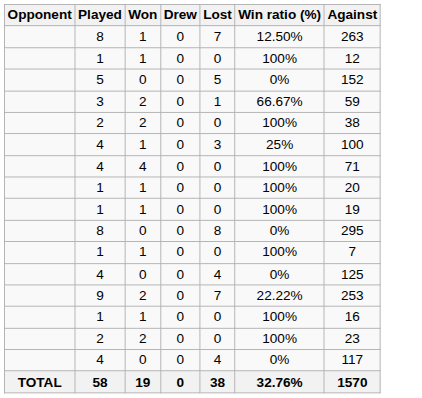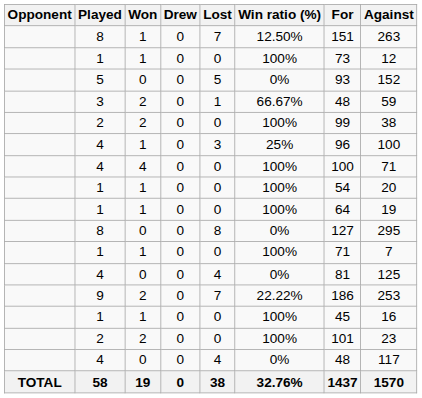+ column: (343, 15)
